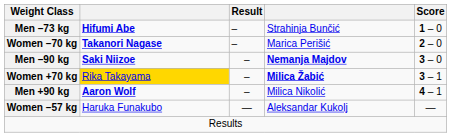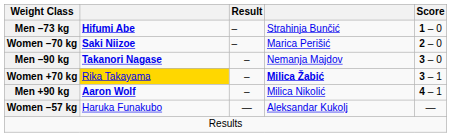(122, 44) Takanori Nagase -> (109, 44) Saki Niizoe
(109, 60) Saki Niizoe -> (122, 60) Takanori Nagase
(307, 60) bold -> (305, 60) normal
